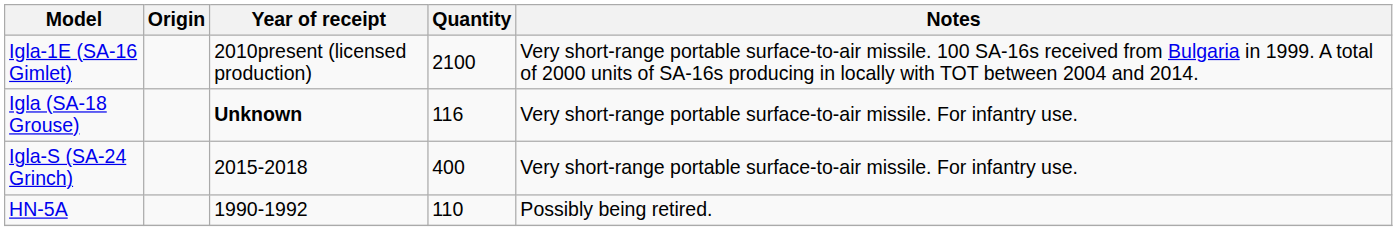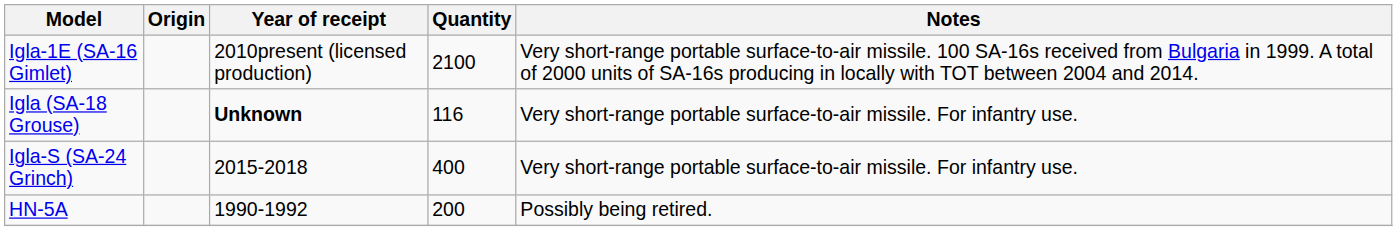(448, 209) 110 -> (448, 209) 200
